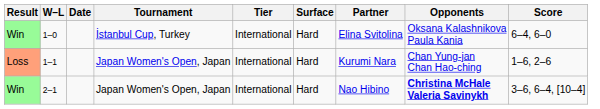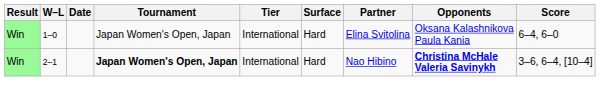(143, 34) İstanbul Cup, Turkey -> (163, 34) Japan Women's Open, Japan
- row: (50, 63)
(163, 90) normal -> (167, 62) bold
